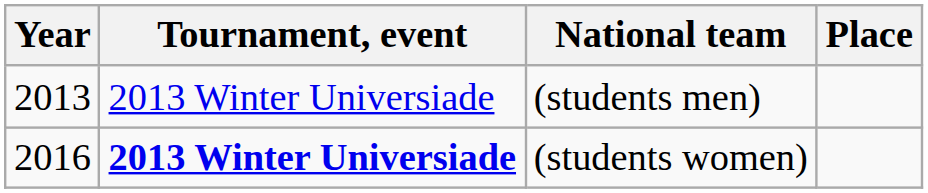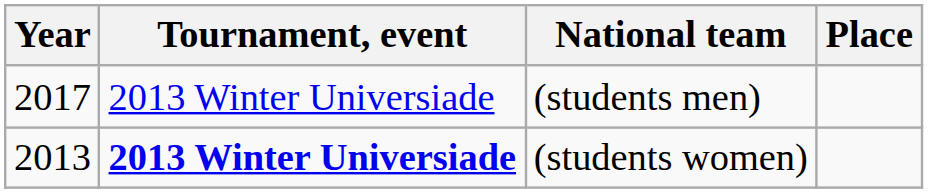(52, 95) 2013 -> (52, 95) 2017
(52, 156) 2016 -> (52, 156) 2013
